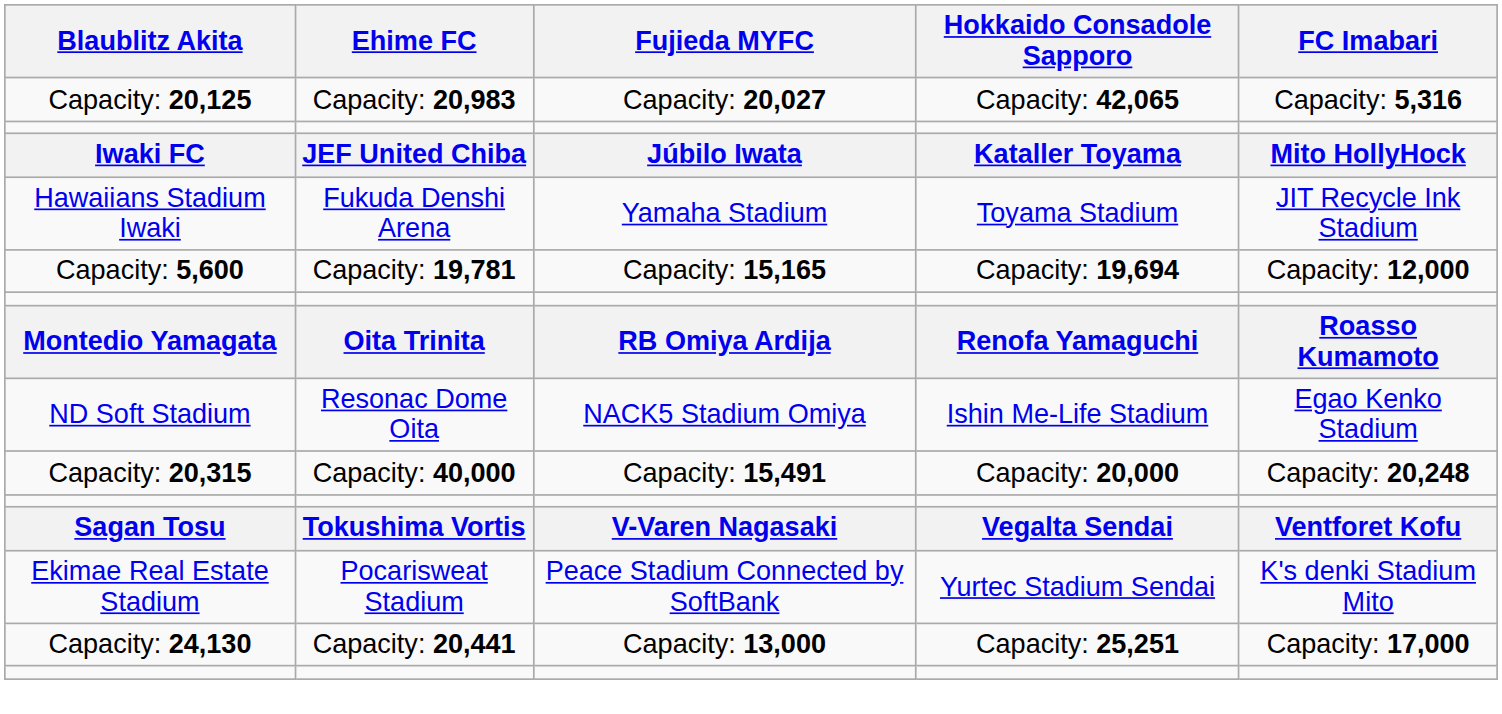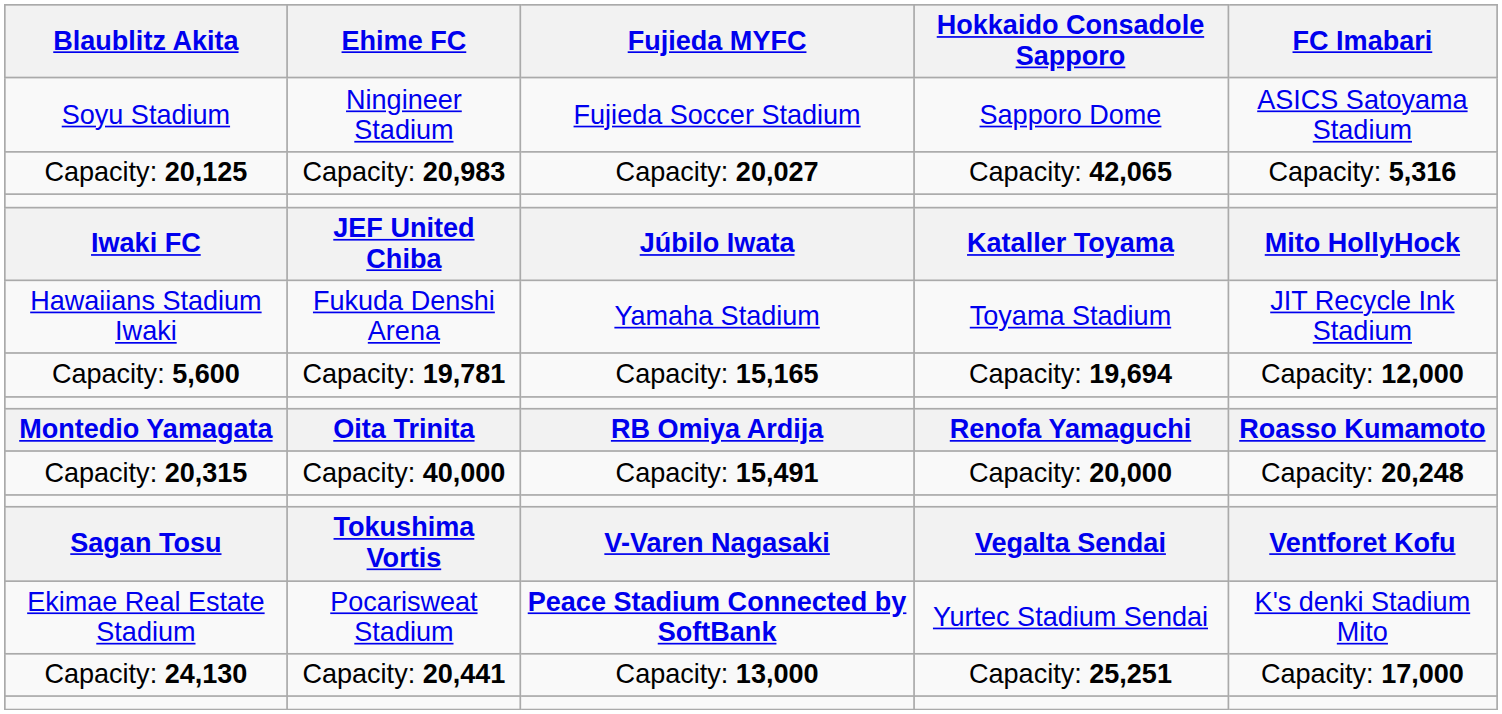+ row: (146, 114)
- row: (150, 414)
(725, 586) normal -> (717, 616) bold
